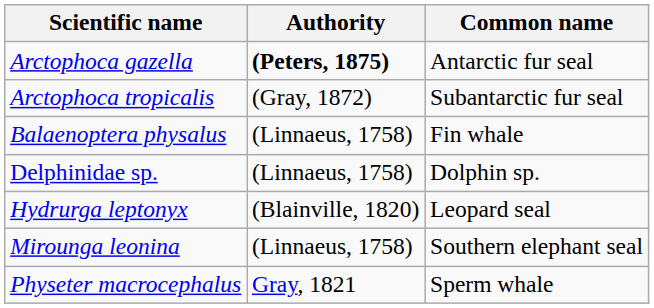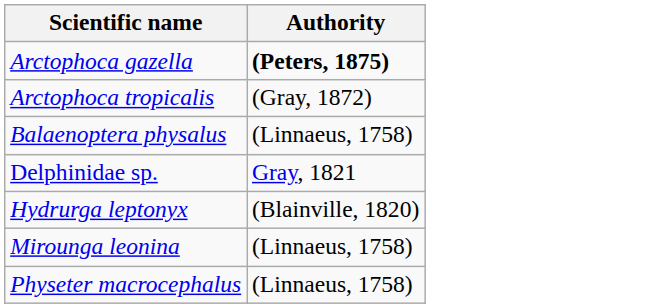- column: (537, 23)
(332, 172) (Linnaeus, 1758) -> (304, 172) Gray, 1821
(304, 284) Gray, 1821 -> (332, 284) (Linnaeus, 1758)
